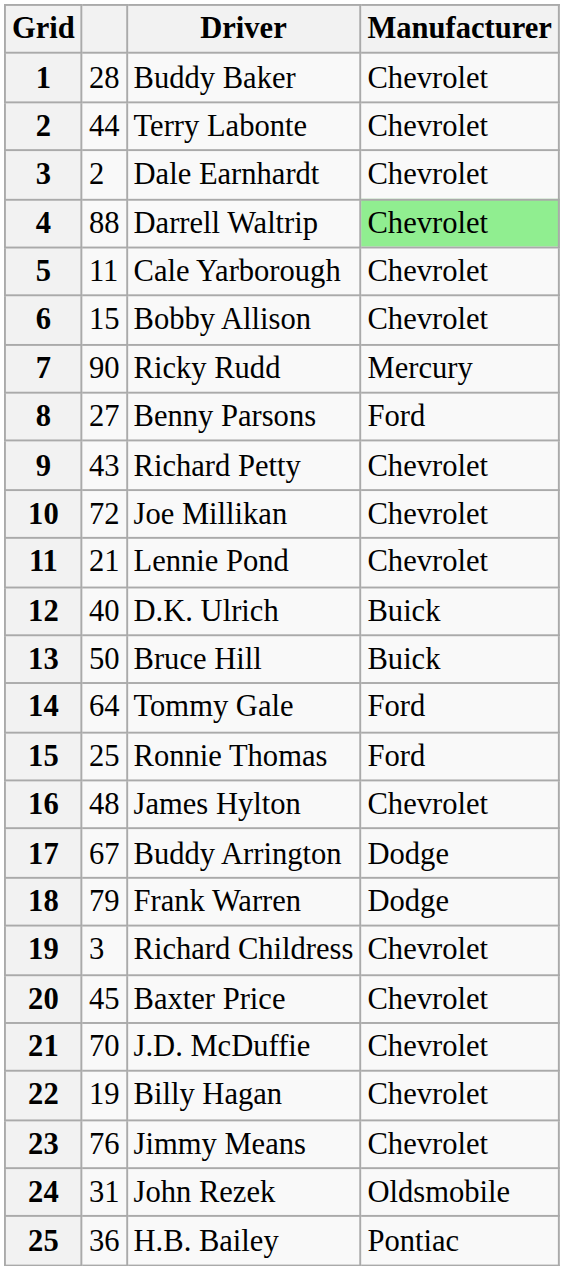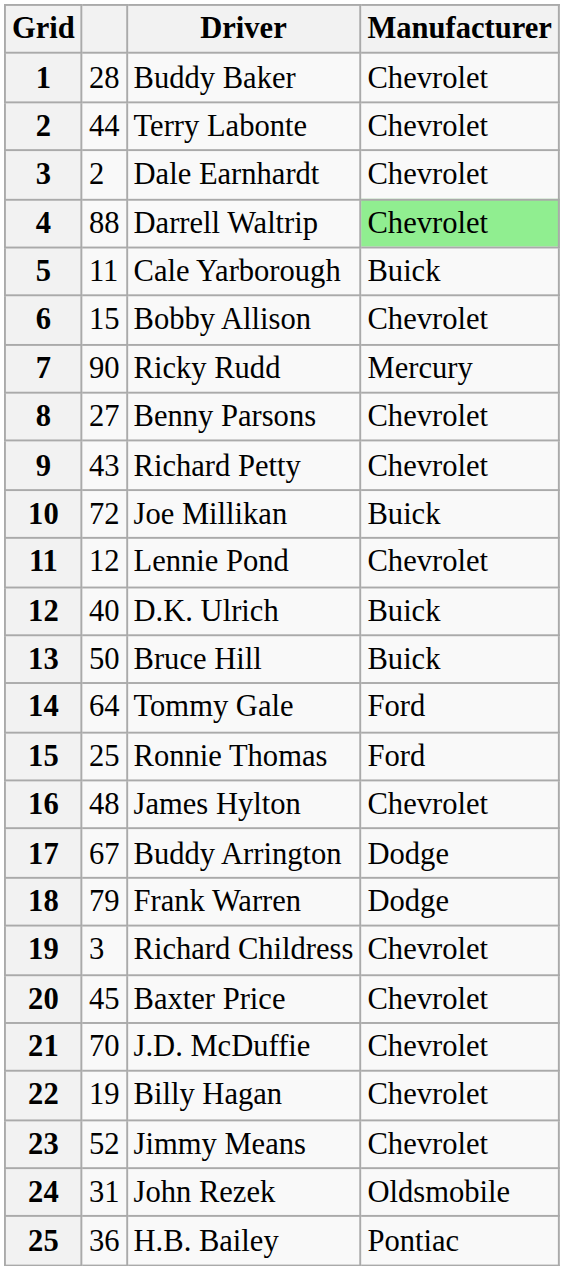(428, 271) Chevrolet -> (404, 271) Buick
(396, 416) Ford -> (428, 416) Chevrolet
(428, 513) Chevrolet -> (404, 513) Buick
(104, 561) 21 -> (104, 561) 12
(104, 1143) 76 -> (104, 1143) 52
